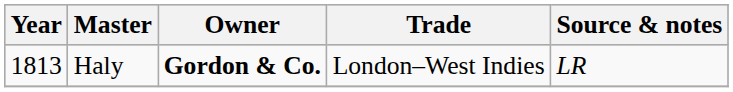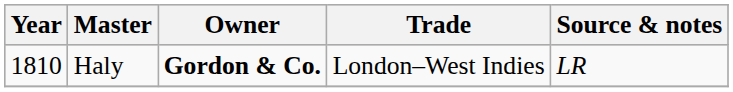(36, 65) 1813 -> (36, 65) 1810
